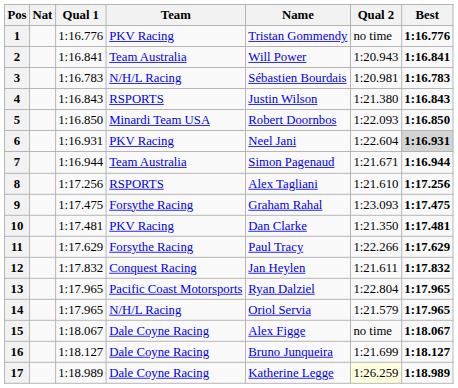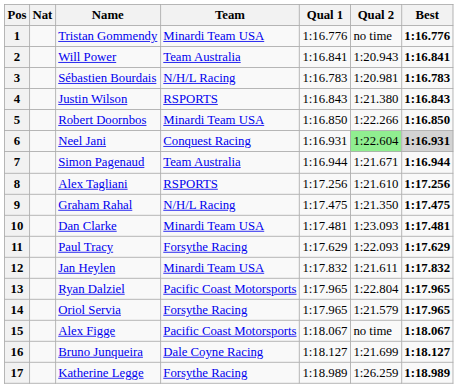columns swapped: (298, 15) <-> (81, 15)
(141, 36) PKV Racing -> (214, 36) Minardi Team USA
(376, 120) 1:22.093 -> (376, 120) 1:22.266
(141, 141) PKV Racing -> (207, 141) Conquest Racing
(376, 141) no background -> (376, 141) lightgreen background
(151, 204) Forsythe Racing -> (199, 204) N/H/L Racing
(376, 204) 1:23.093 -> (376, 204) 1:21.350
(141, 225) PKV Racing -> (214, 225) Minardi Team USA
(376, 225) 1:21.350 -> (376, 225) 1:23.093
(376, 246) 1:22.266 -> (376, 246) 1:22.093
(153, 267) Conquest Racing -> (214, 267) Minardi Team USA
(145, 309) N/H/L Racing -> (205, 309) Forsythe Racing
(159, 331) Dale Coyne Racing -> (230, 331) Pacific Coast Motorsports
(159, 373) Dale Coyne Racing -> (205, 373) Forsythe Racing
(376, 373) lightyellow background -> (376, 373) no background
